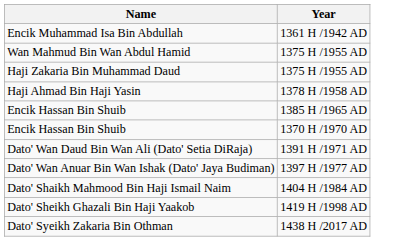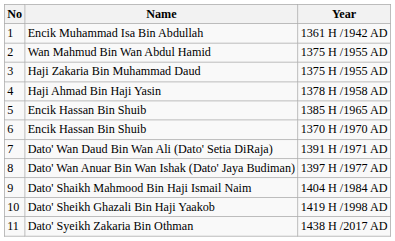+ column: (15, 14)
